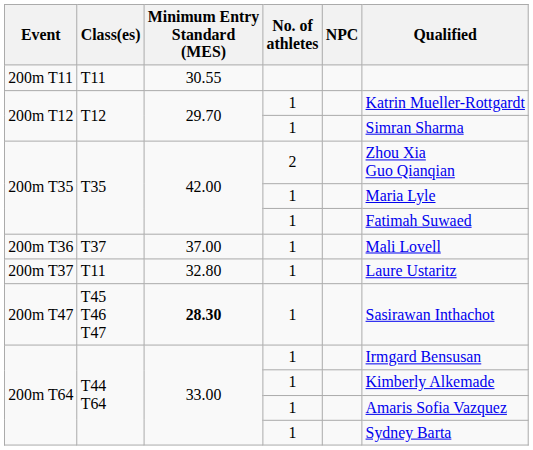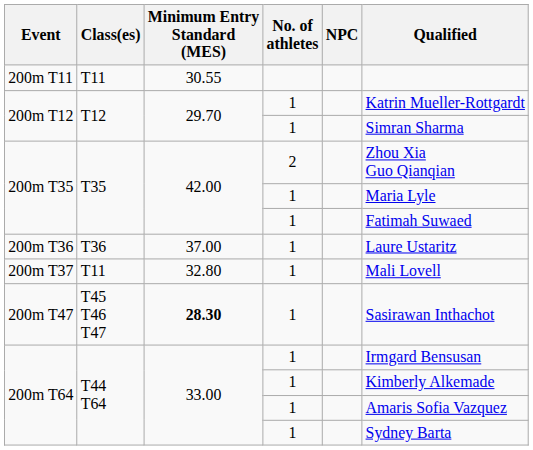(93, 246) T37 -> (93, 246) T36
(403, 246) Mali Lovell -> (411, 246) Laure Ustaritz
(411, 271) Laure Ustaritz -> (403, 271) Mali Lovell
